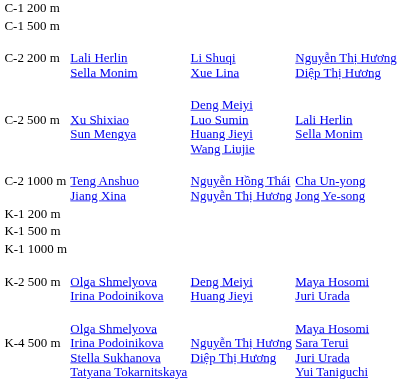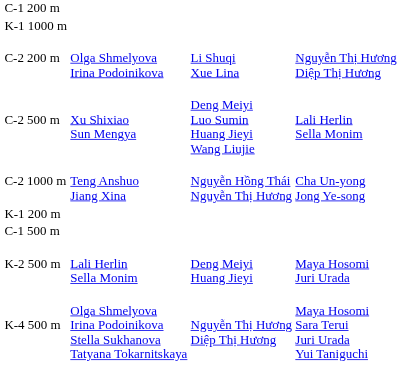rows swapped: (32, 25) <-> (36, 249)
(104, 65) Lali Herlin Sella Monim -> (117, 65) Olga Shmelyova Irina Podoinikova
- row: (33, 231)
(117, 288) Olga Shmelyova Irina Podoinikova -> (104, 271) Lali Herlin Sella Monim
